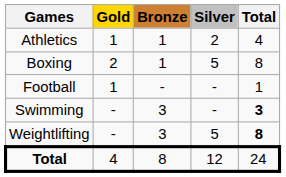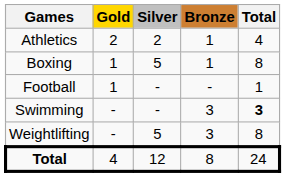columns swapped: (215, 17) <-> (162, 17)
(113, 40) 1 -> (113, 40) 2
(113, 63) 2 -> (113, 63) 1
(259, 134) bold -> (259, 134) normal
